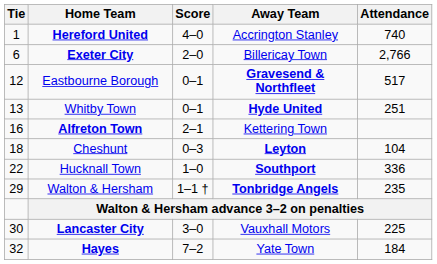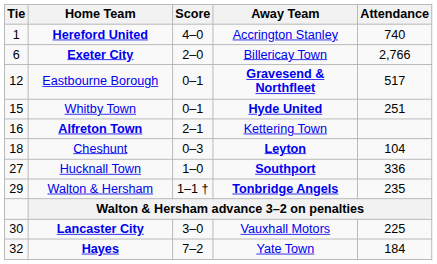(16, 108) 13 -> (16, 108) 15
(16, 169) 22 -> (16, 169) 27
